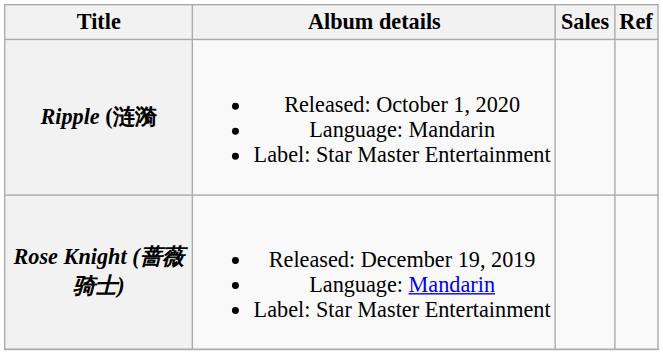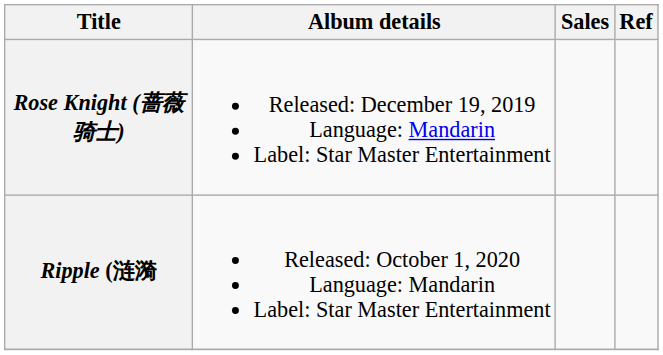rows swapped: (99, 271) <-> (99, 116)
